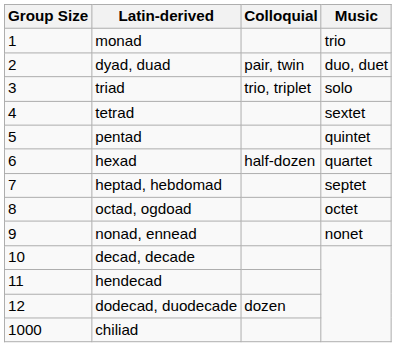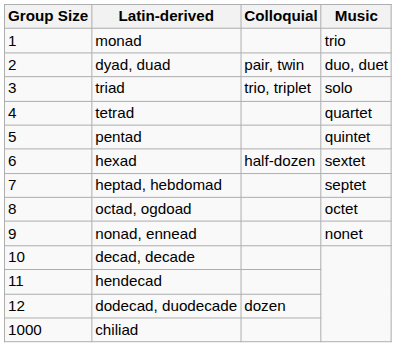(345, 112) sextet -> (348, 112) quartet
(348, 161) quartet -> (345, 161) sextet
